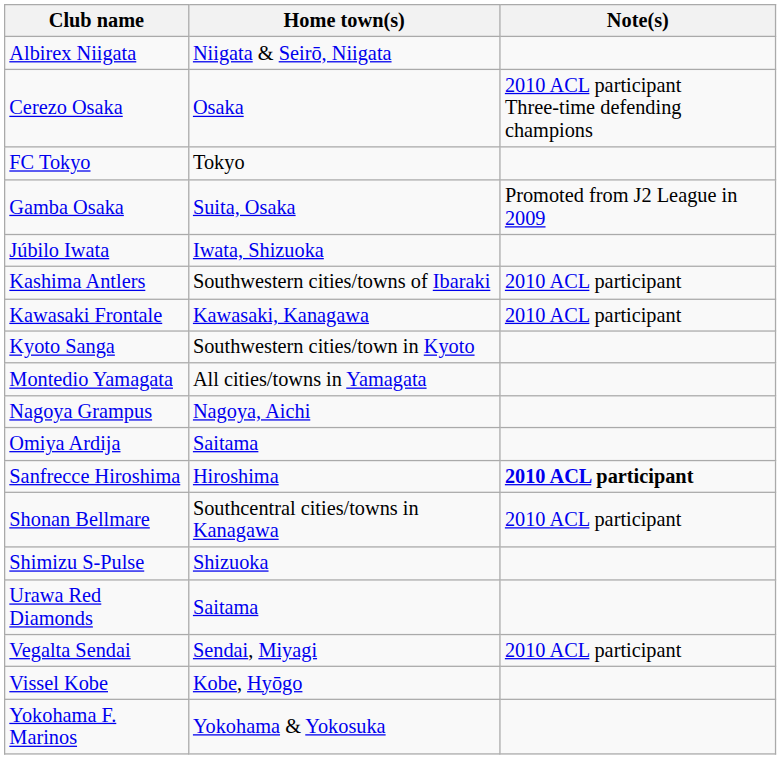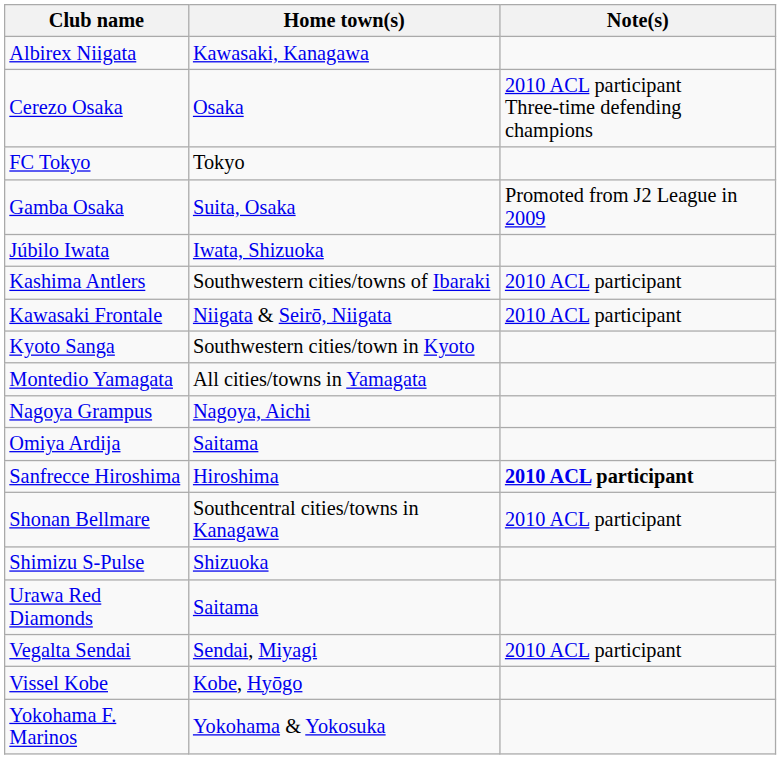(292, 52) Niigata & Seirō, Niigata -> (281, 52) Kawasaki, Kanagawa
(281, 314) Kawasaki, Kanagawa -> (292, 314) Niigata & Seirō, Niigata
